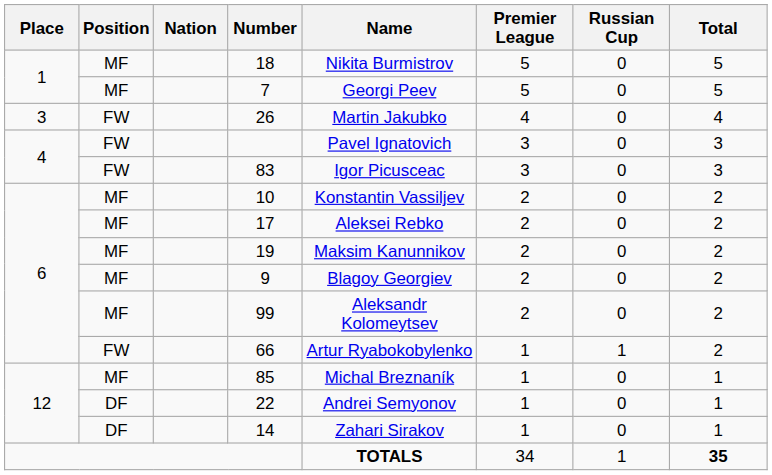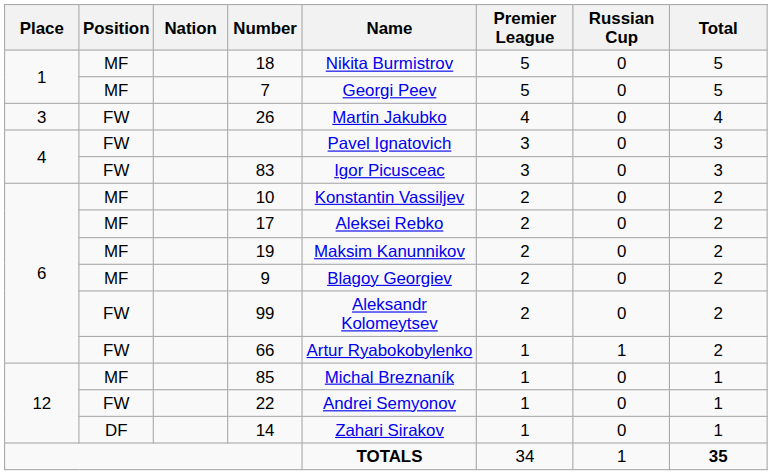(116, 313) MF -> (116, 313) FW
(116, 403) DF -> (116, 403) FW
